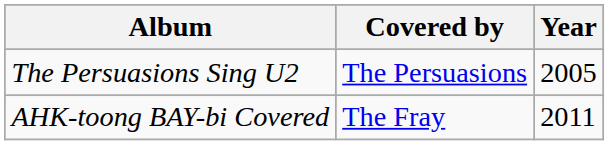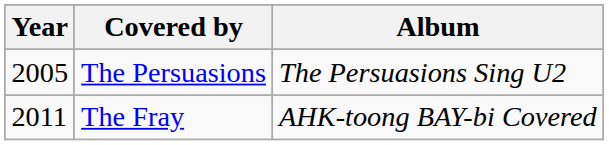columns swapped: (568, 26) <-> (170, 26)
